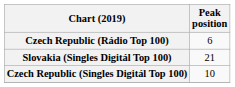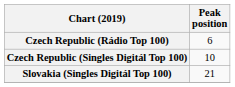rows swapped: (97, 73) <-> (97, 57)
